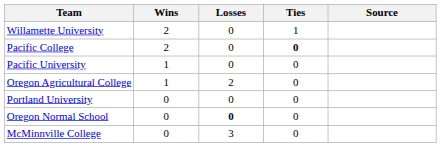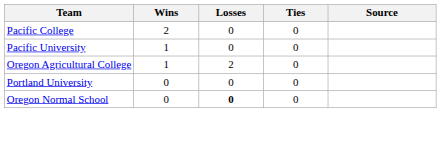- row: (55, 30)
(296, 47) bold -> (296, 30) normal
- row: (54, 133)
